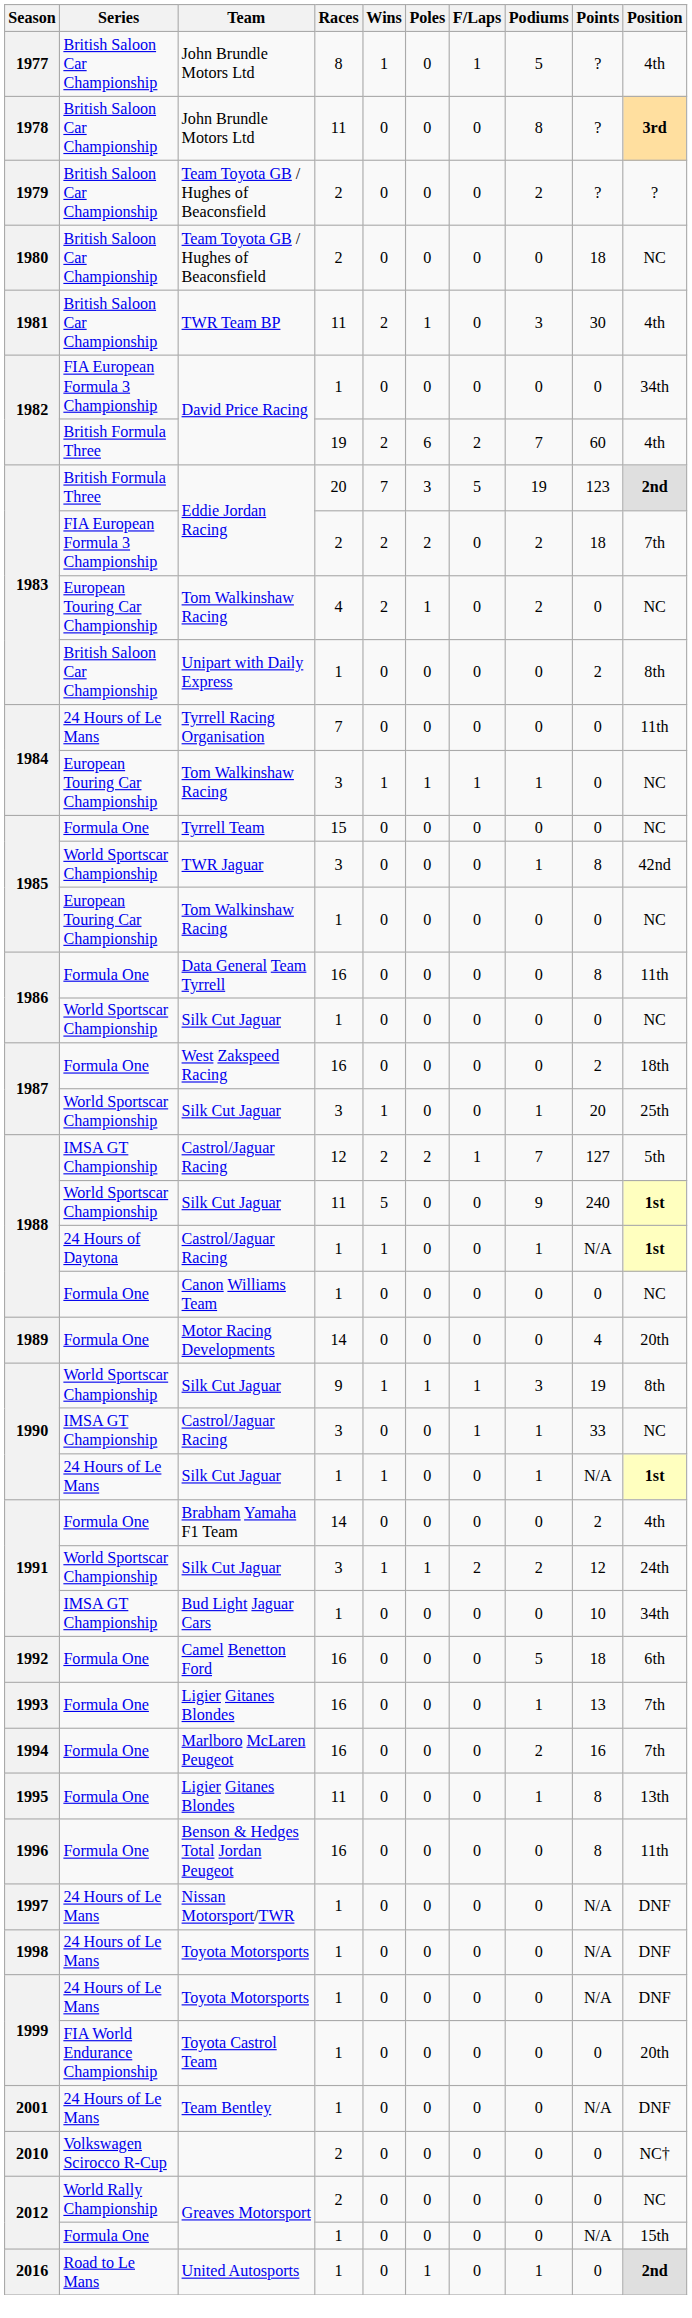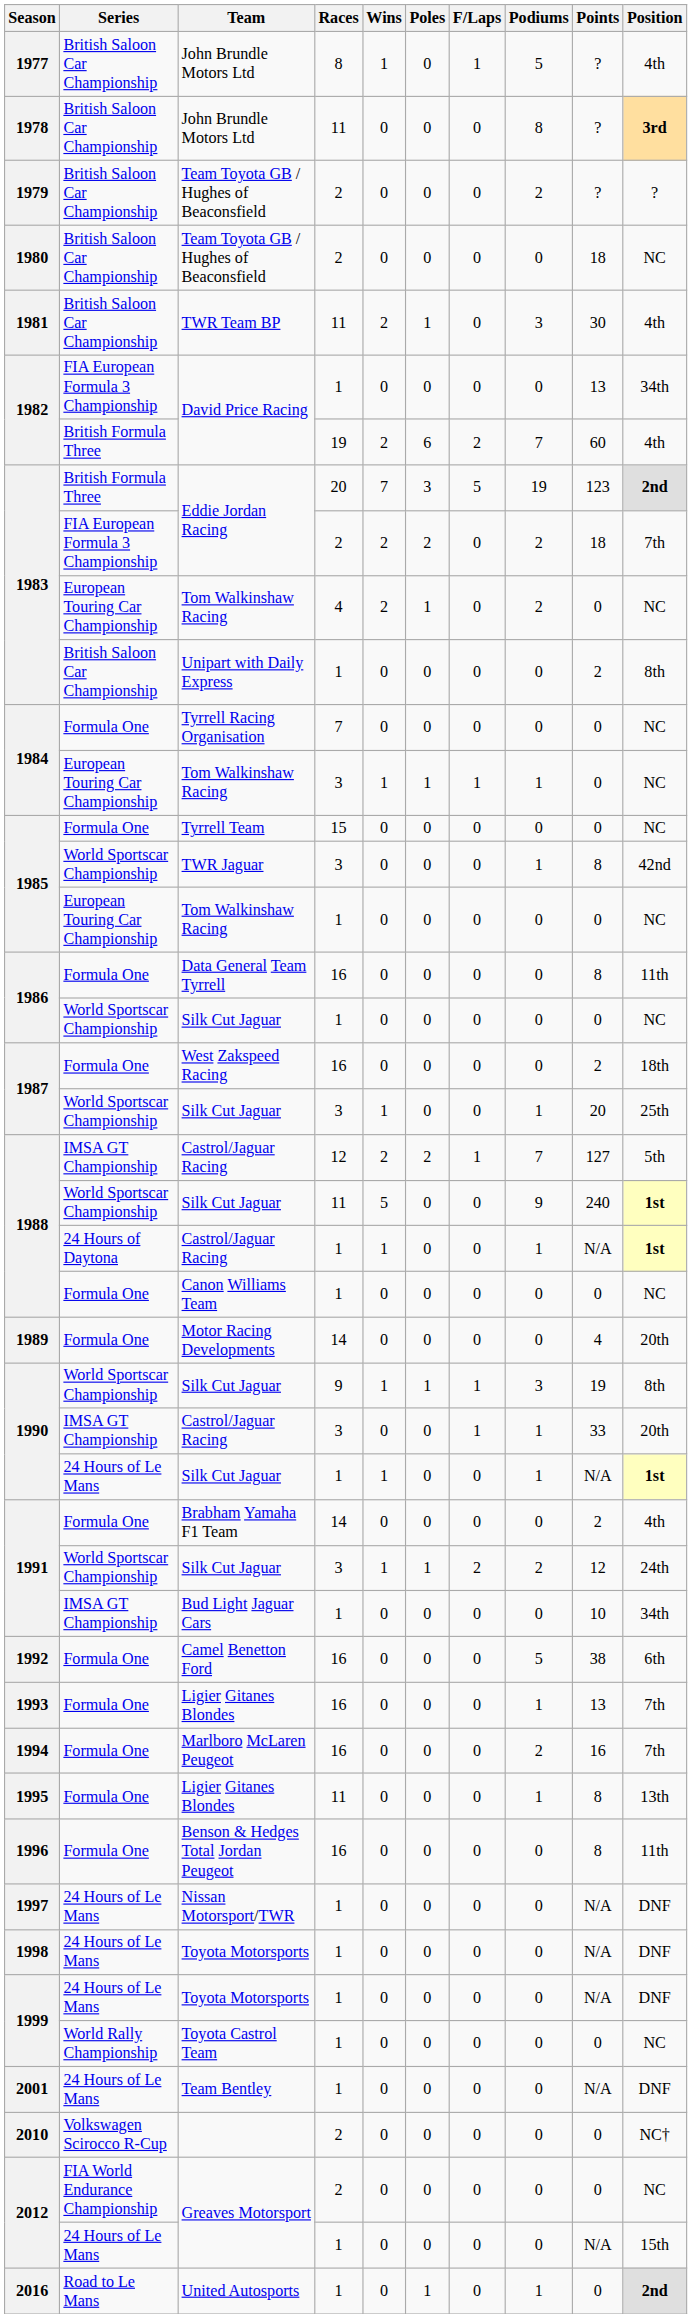(598, 387) 0 -> (598, 387) 13
(112, 727) 24 Hours of Le Mans -> (106, 727) Formula One
(655, 727) 11th -> (655, 727) NC
(655, 1431) NC -> (655, 1431) 20th
(598, 1659) 18 -> (598, 1659) 38
(110, 2053) FIA World Endurance Championship -> (110, 2043) World Rally Championship
(655, 2053) 20th -> (655, 2043) NC
(110, 2199) World Rally Championship -> (110, 2190) FIA World Endurance Championship
(106, 2235) Formula One -> (112, 2245) 24 Hours of Le Mans
